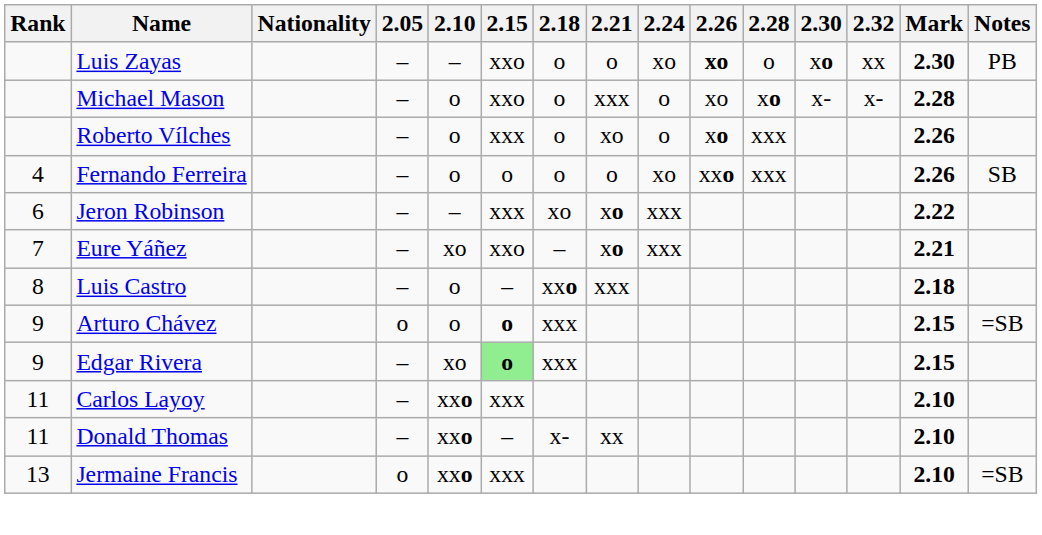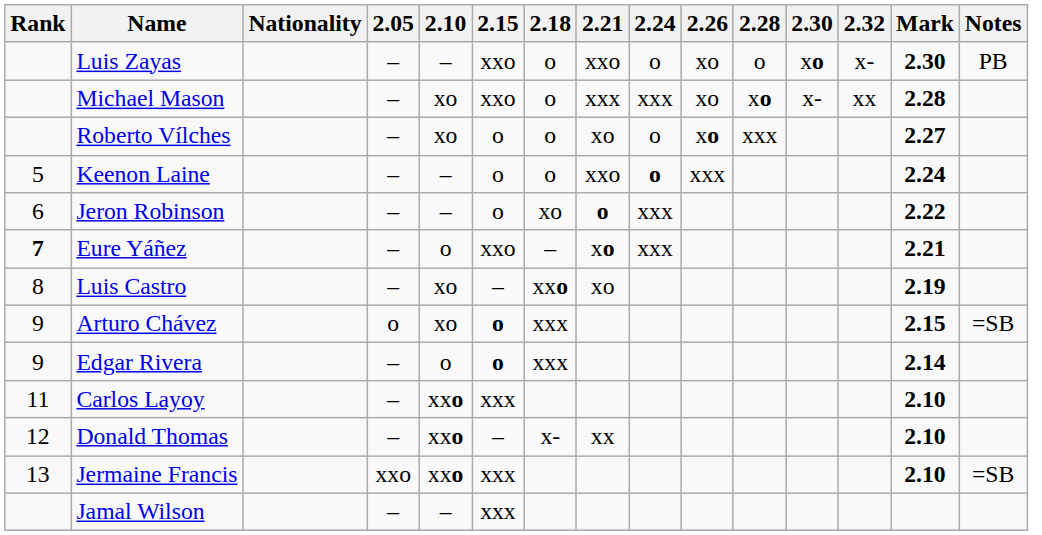(612, 60) o -> (603, 60) xxo
(664, 60) xo -> (655, 60) o
(717, 60) bold -> (707, 60) normal
(874, 60) xx -> (864, 60) x-
(455, 98) o -> (446, 98) xo
(664, 98) o -> (655, 98) xxx
(874, 98) x- -> (864, 98) xx
(455, 135) o -> (446, 135) xo
(507, 135) xxx -> (498, 135) o
(934, 135) 2.26 -> (925, 135) 2.27
- row: (162, 173)
+ row: (143, 173)
(507, 211) xxx -> (498, 211) o
(612, 211) xo -> (603, 211) o
(38, 248) normal -> (38, 248) bold
(455, 248) xo -> (446, 248) o
(455, 286) o -> (446, 286) xo
(612, 286) xxx -> (603, 286) xo
(934, 286) 2.18 -> (925, 286) 2.19
(455, 323) o -> (446, 323) xo
(455, 361) xo -> (446, 361) o
(507, 361) lightgreen background -> (498, 361) no background
(934, 361) 2.15 -> (925, 361) 2.14
(38, 436) 11 -> (38, 436) 12
(402, 473) o -> (393, 473) xxo
+ row: (140, 511)
